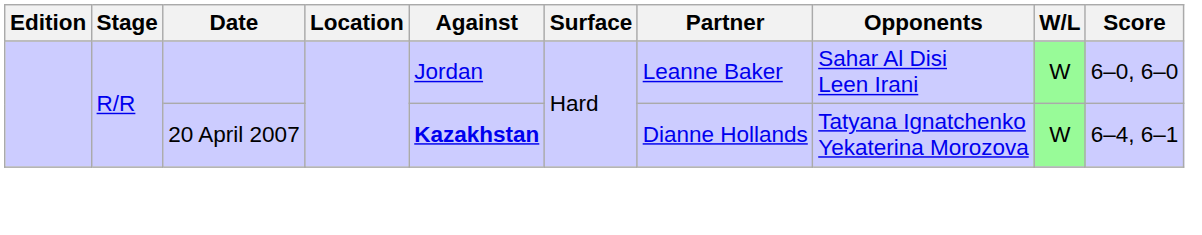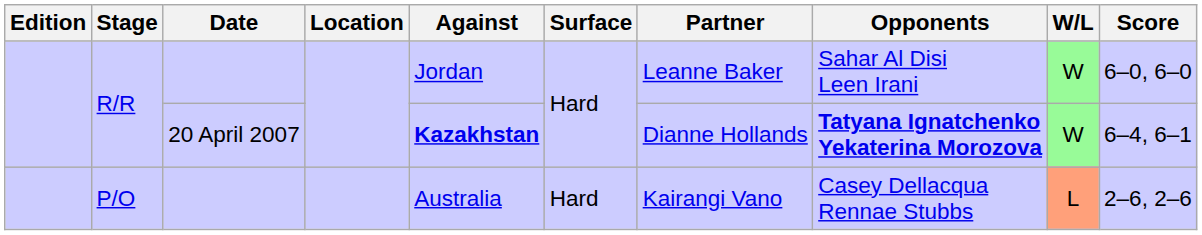(923, 134) normal -> (930, 134) bold
+ row: (116, 197)
